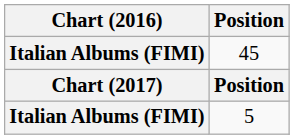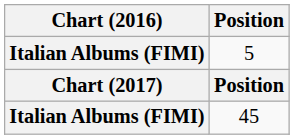rows swapped: (249, 117) <-> (249, 52)
